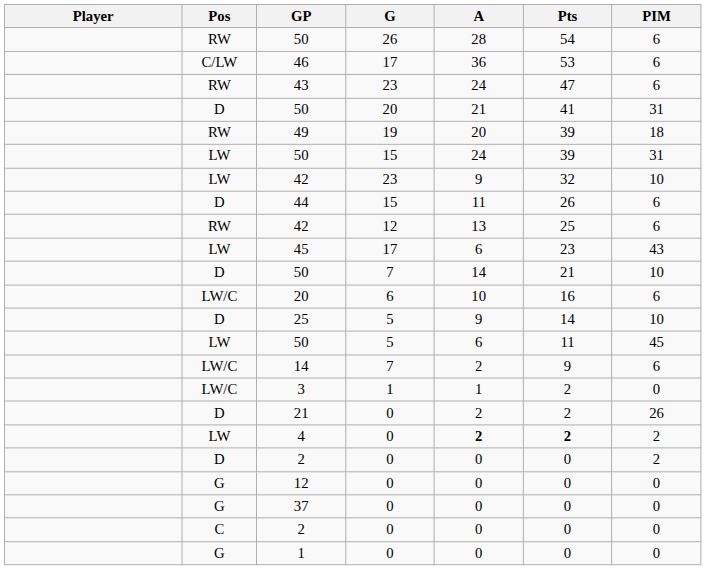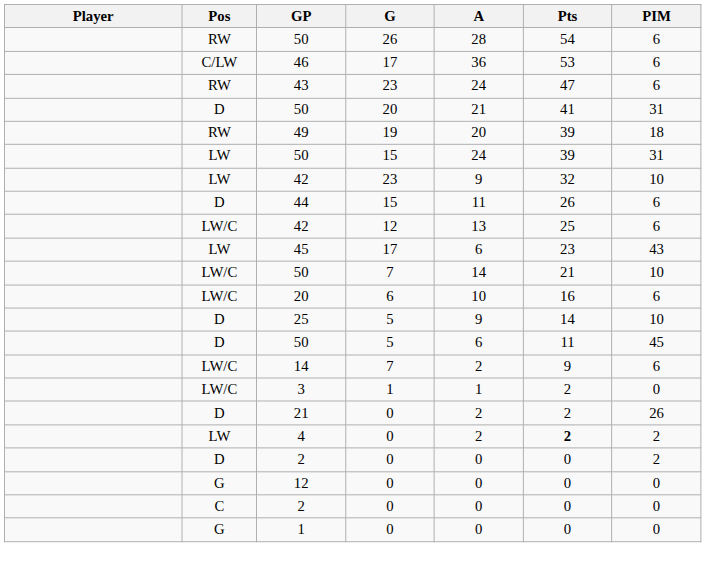(219, 226) RW -> (219, 226) LW/C
(219, 272) D -> (219, 272) LW/C
(219, 343) LW -> (219, 343) D
(479, 436) bold -> (479, 436) normal
- row: (301, 506)
